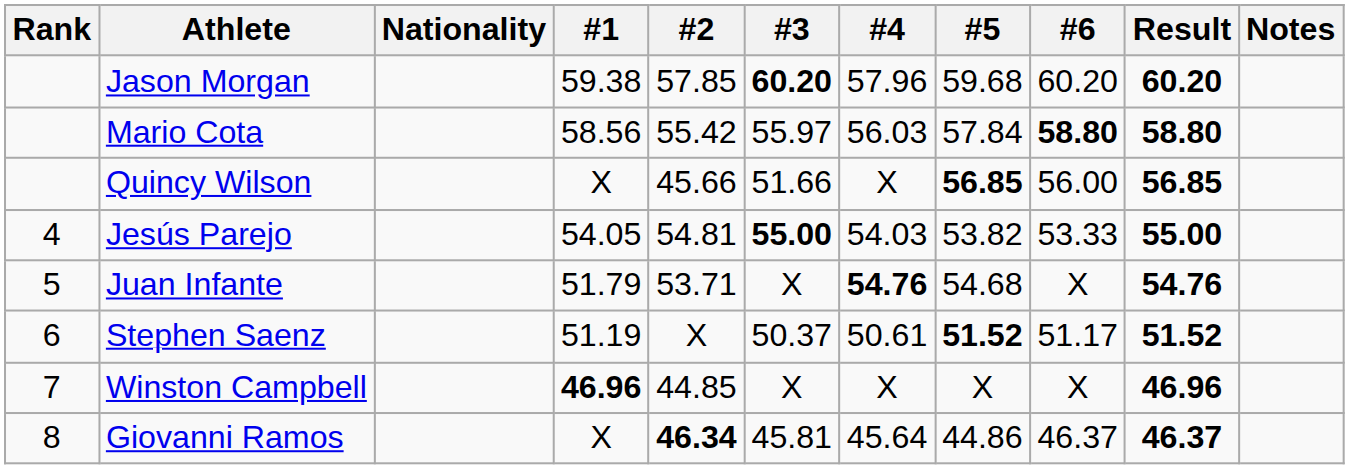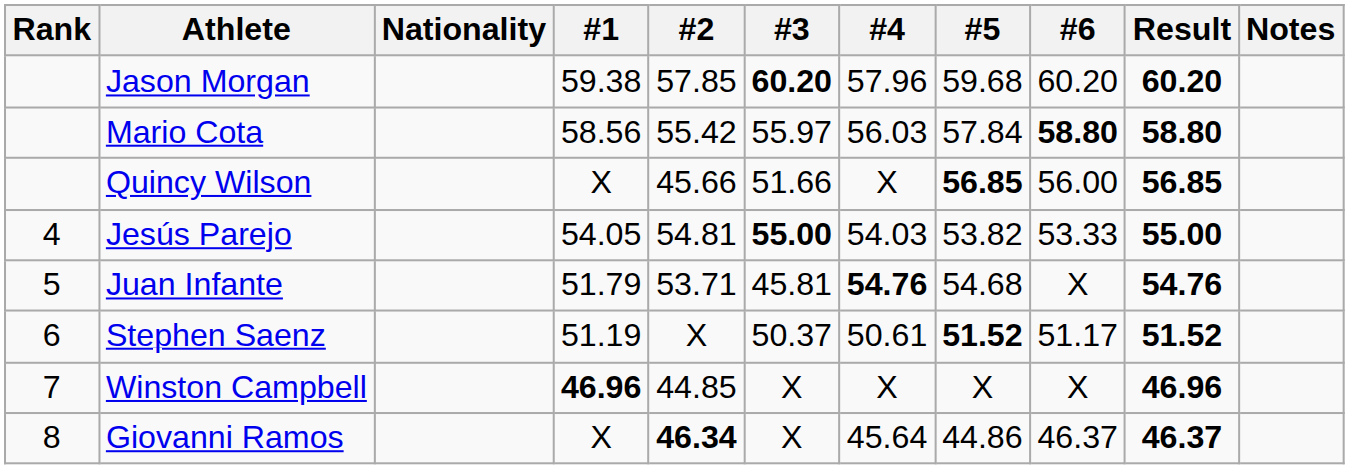(792, 285) X -> (792, 285) 45.81
(792, 438) 45.81 -> (792, 438) X
